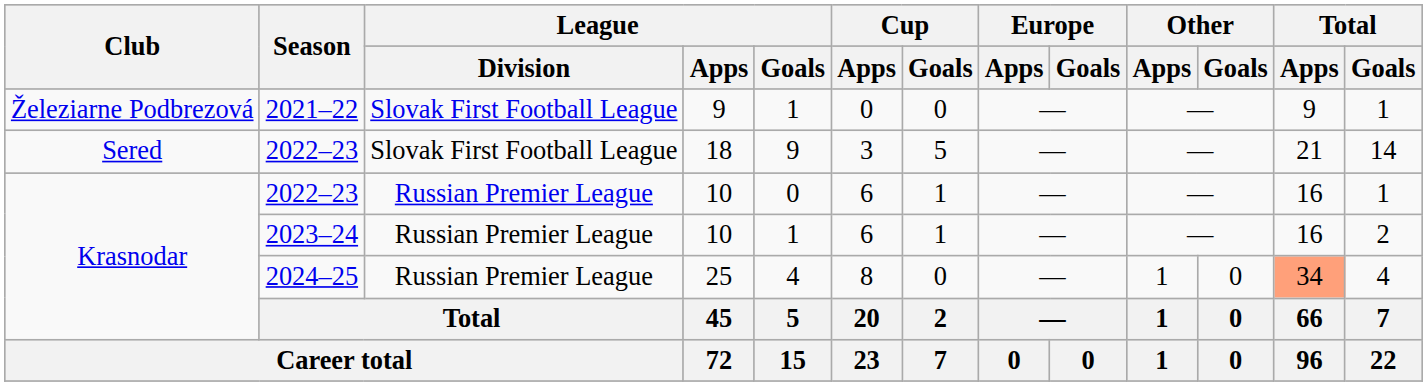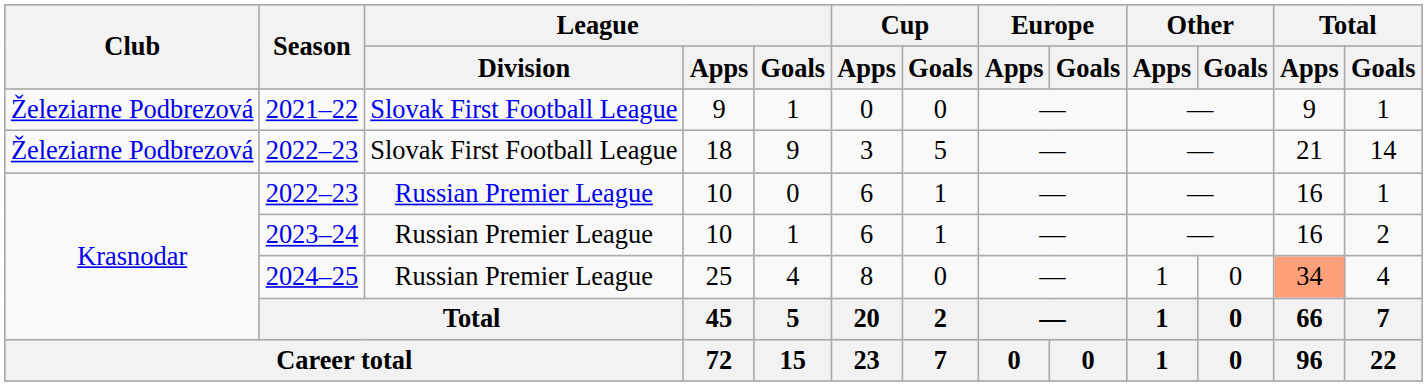(132, 151) Sered -> (132, 151) Železiarne Podbrezová
